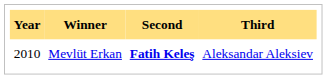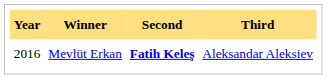(27, 53) 2010 -> (27, 53) 2016
